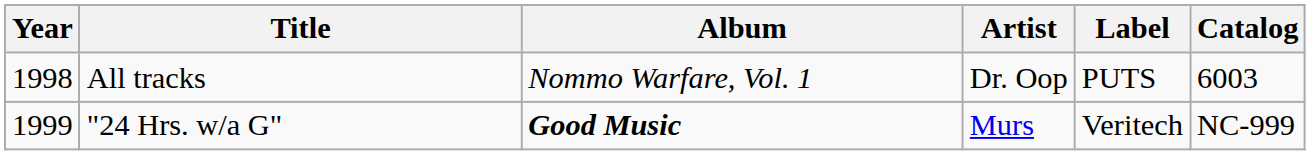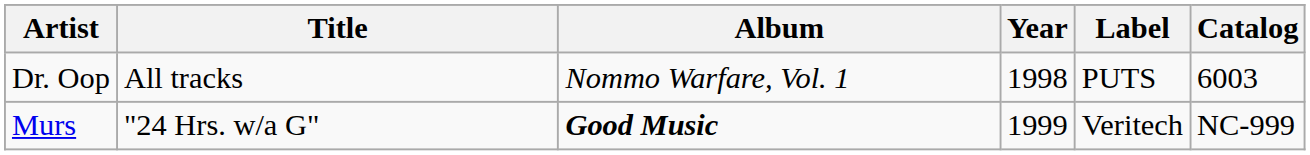columns swapped: (42, 28) <-> (1019, 28)
